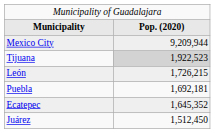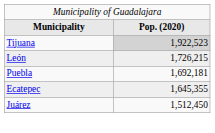- row: (30, 42)
(189, 104) 1,645,352 -> (189, 89) 1,645,355
